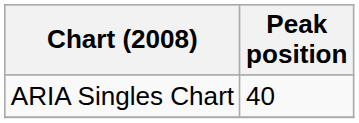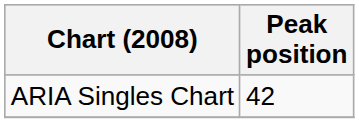(261, 95) 40 -> (261, 95) 42
